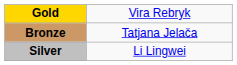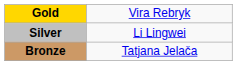rows swapped: (45, 51) <-> (45, 32)
